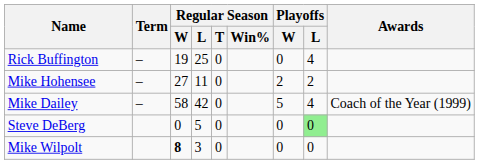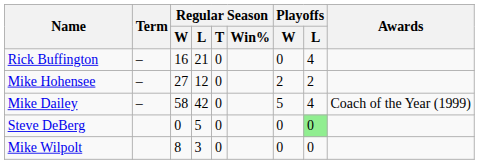(181, 59) 19 -> (181, 59) 16
(202, 59) 25 -> (202, 59) 21
(201, 81) 11 -> (202, 81) 12
(178, 147) bold -> (178, 147) normal
